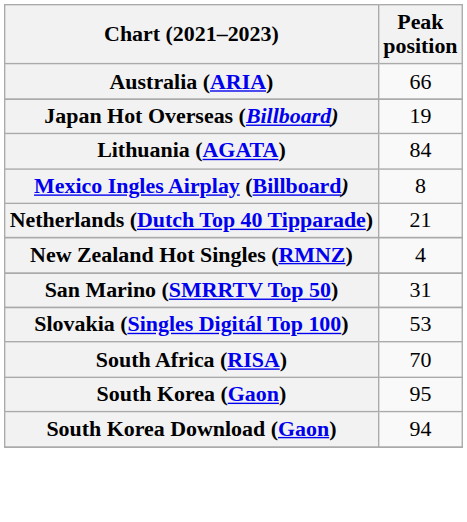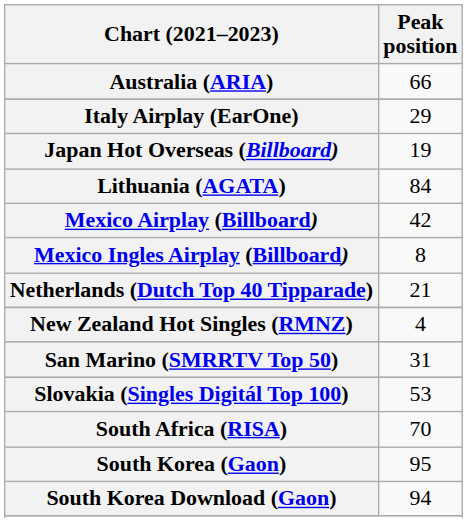+ row: (191, 116)
+ row: (191, 220)
